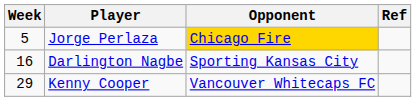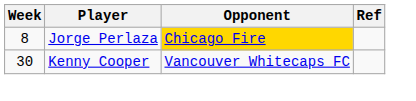(25, 39) 5 -> (25, 39) 8
- row: (116, 62)
(25, 85) 29 -> (25, 62) 30
